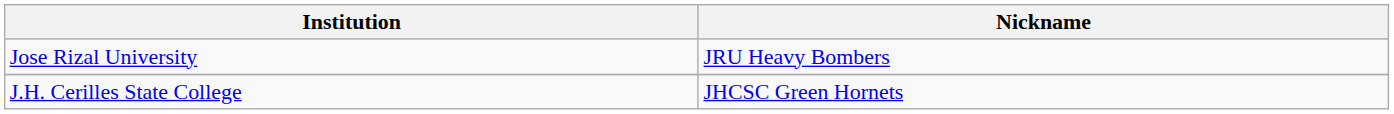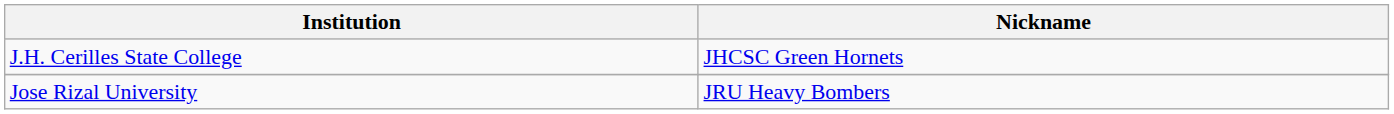rows swapped: (126, 91) <-> (103, 56)
